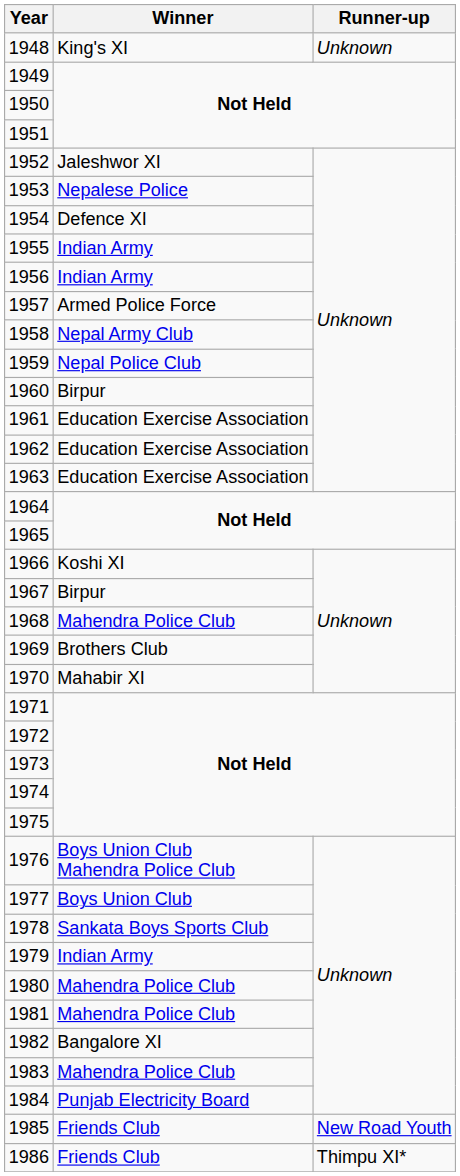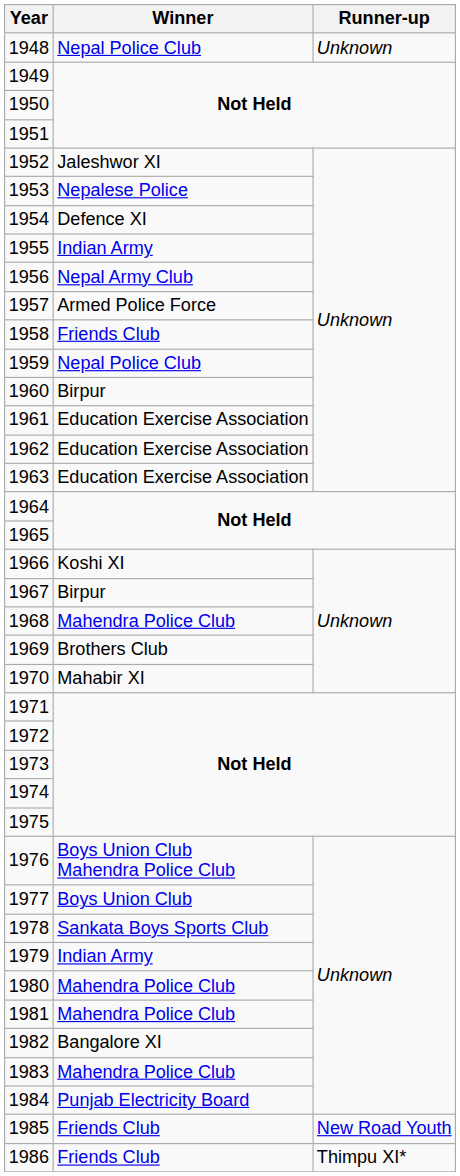(93, 47) King's XI -> (129, 47) Nepal Police Club
(105, 276) Indian Army -> (125, 276) Nepal Army Club
(125, 334) Nepal Army Club -> (109, 334) Friends Club
